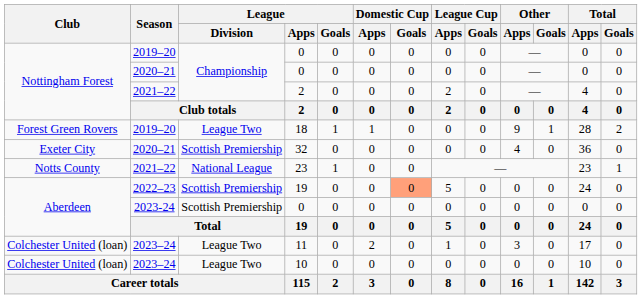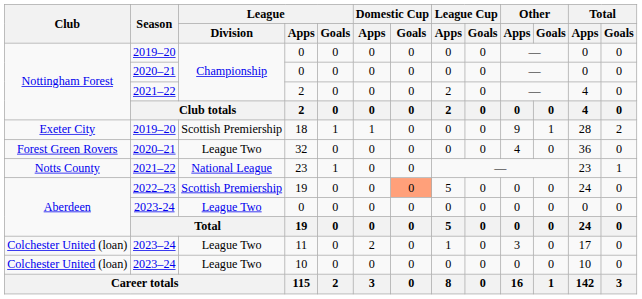(67, 129) Forest Green Rovers -> (67, 129) Exeter City
(232, 129) League Two -> (232, 129) Scottish Premiership
(67, 149) Exeter City -> (67, 149) Forest Green Rovers
(232, 149) Scottish Premiership -> (232, 149) League Two
(232, 206) Scottish Premiership -> (232, 206) League Two
